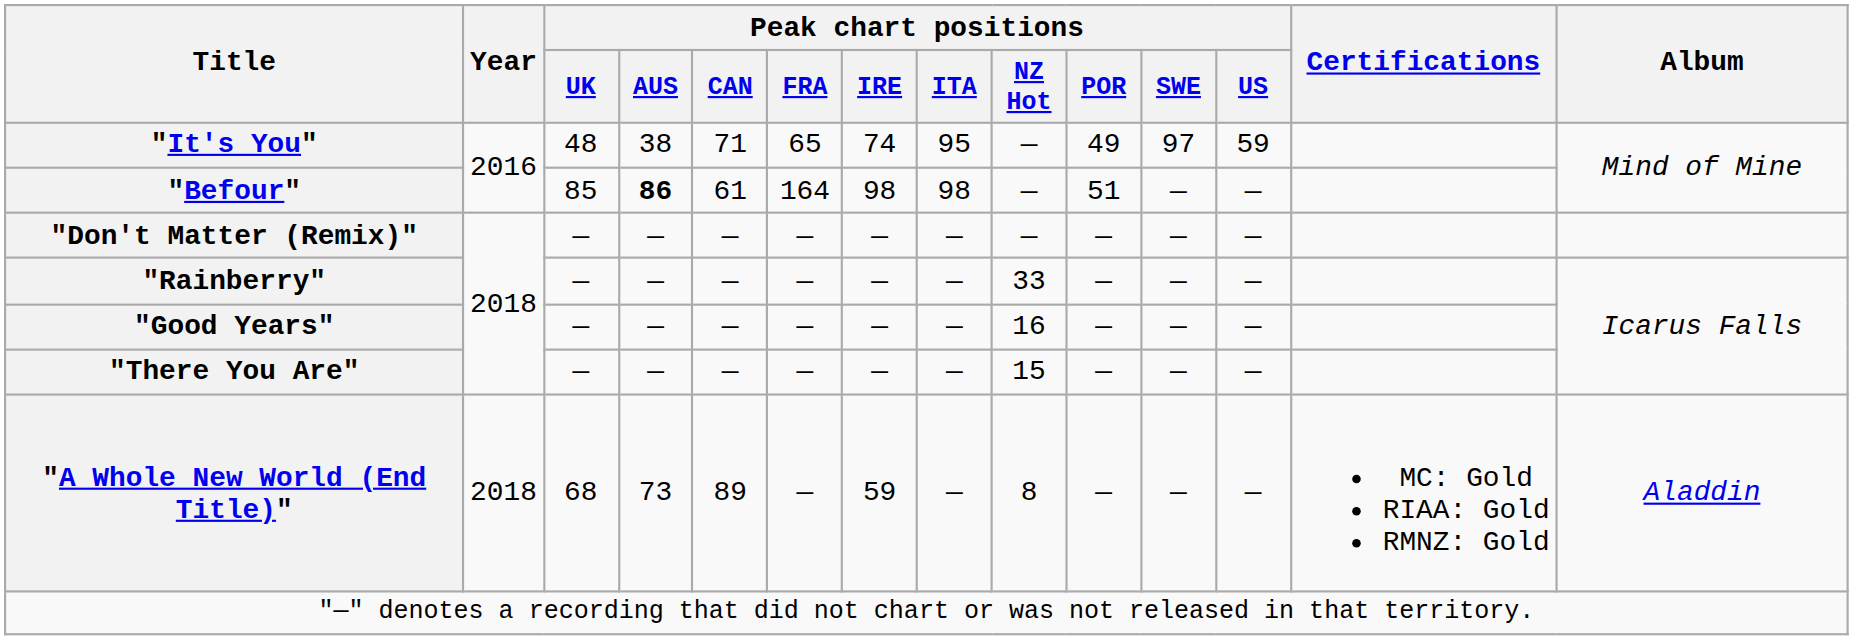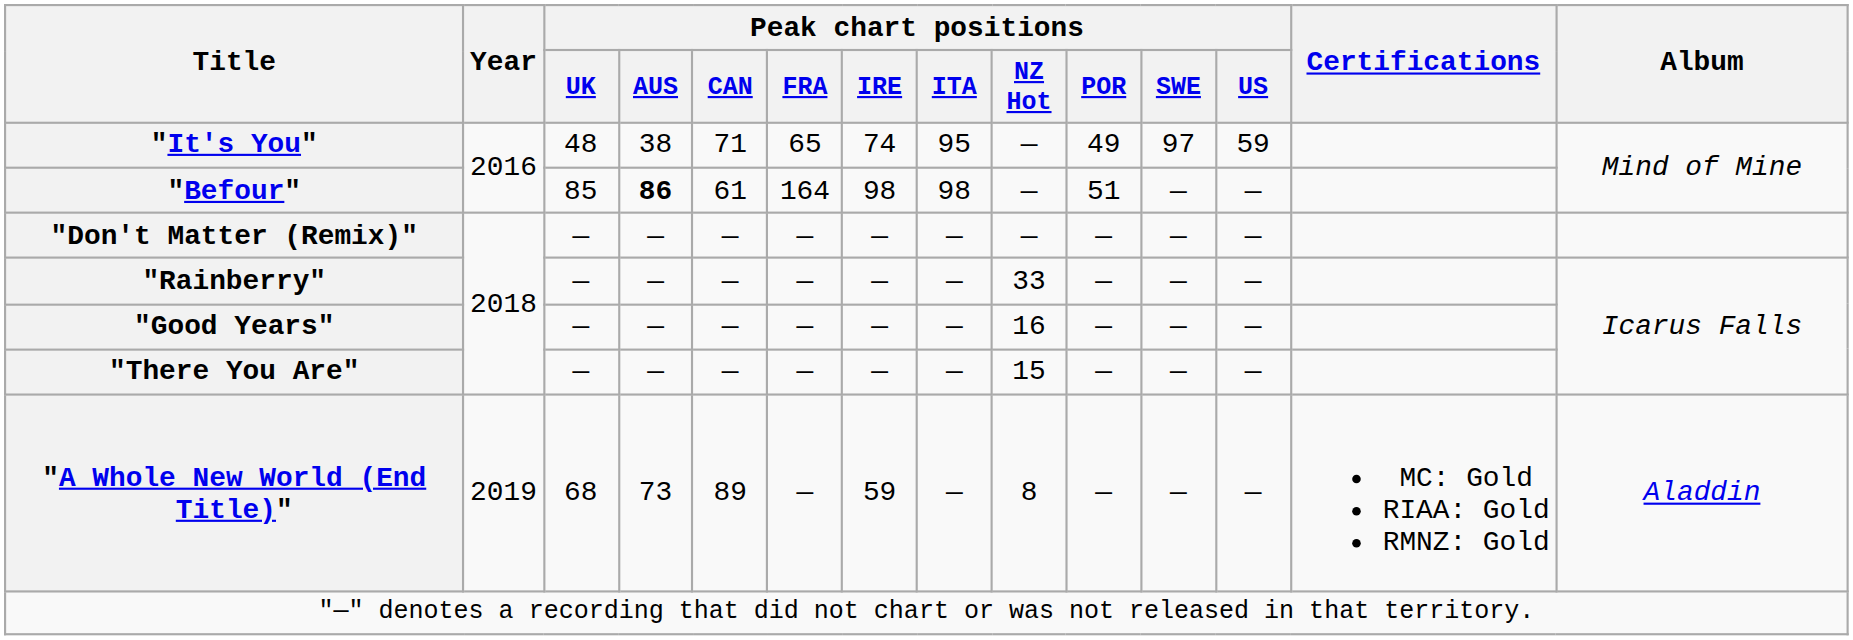(503, 493) 2018 -> (503, 493) 2019
